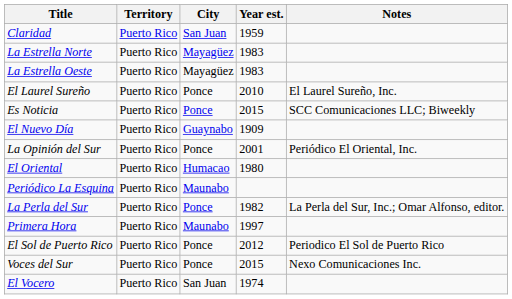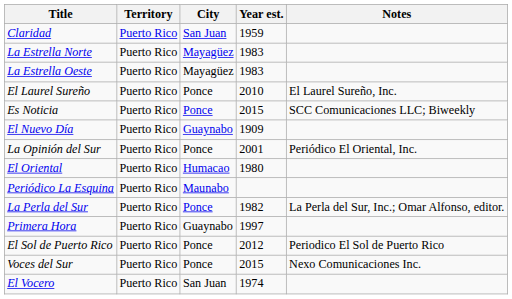(206, 226) Maunabo -> (208, 226) Guaynabo
